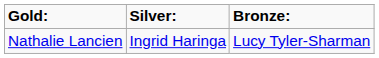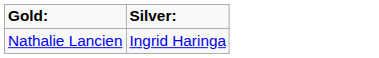- column: (262, 16)
